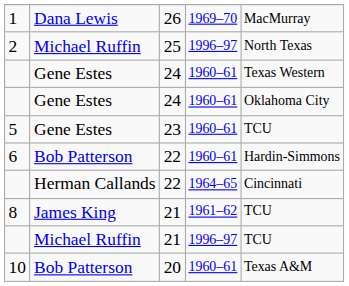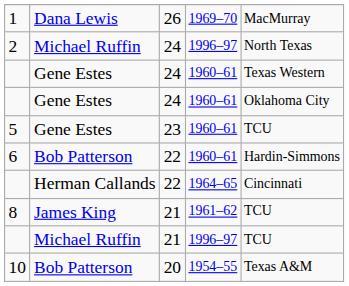(172, 45) 25 -> (172, 45) 24
(213, 267) 1960–61 -> (213, 267) 1954–55
